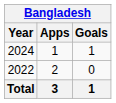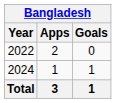rows swapped: (21, 70) <-> (21, 51)
